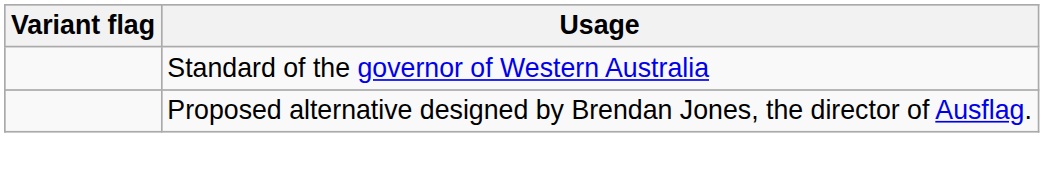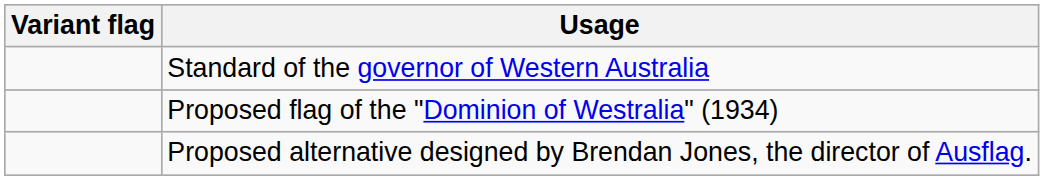+ row: (473, 110)
